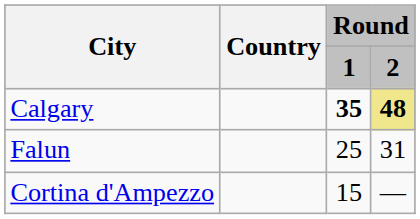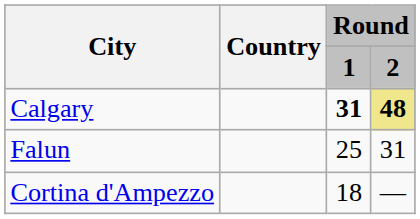(349, 108) 35 -> (349, 108) 31
(349, 192) 15 -> (349, 192) 18
